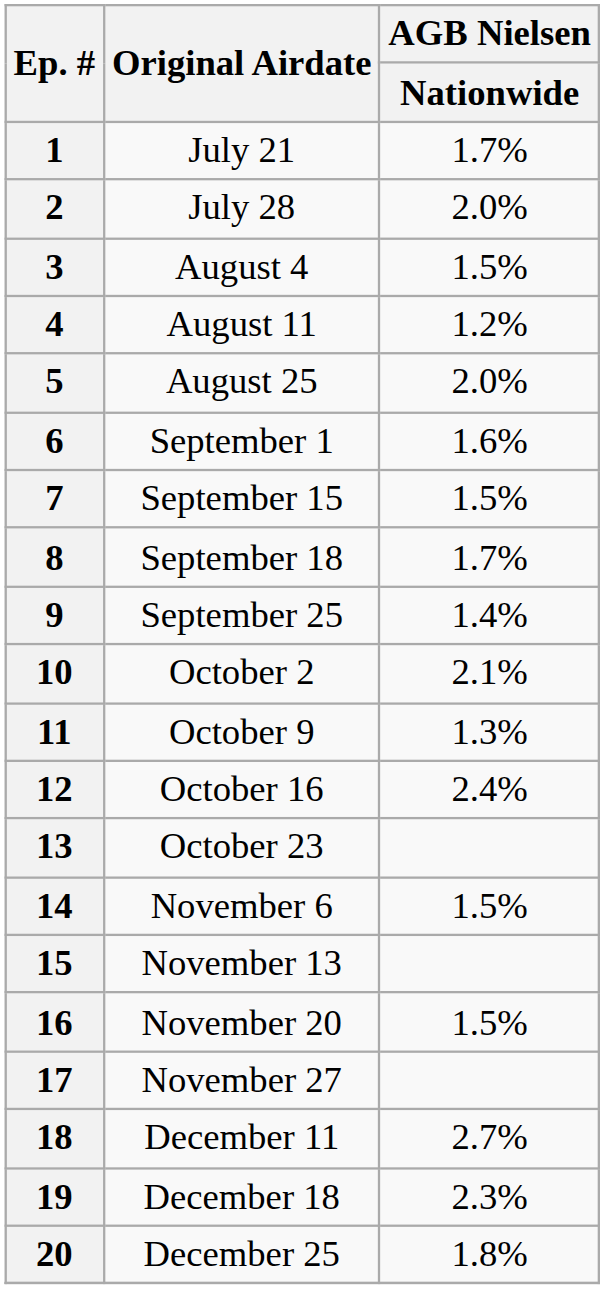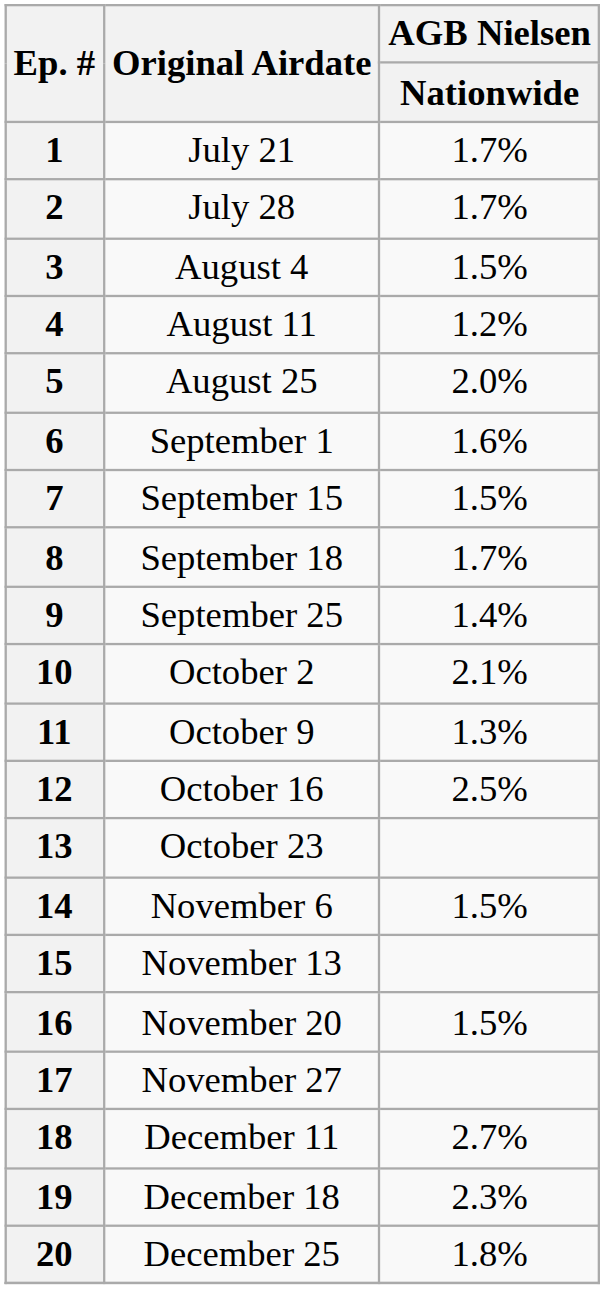(490, 207) 2.0% -> (490, 207) 1.7%
(490, 788) 2.4% -> (490, 788) 2.5%
